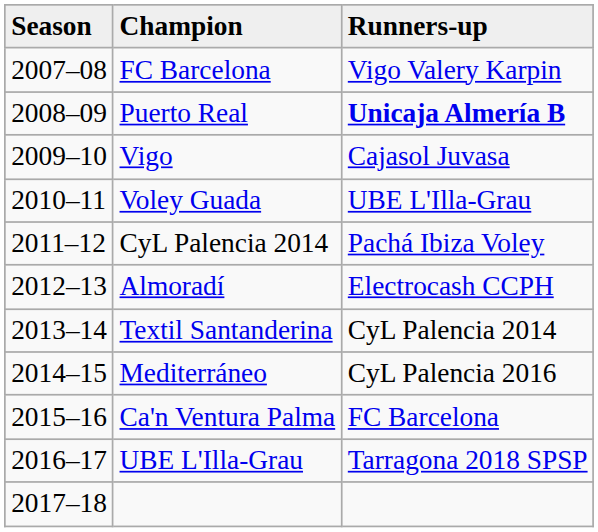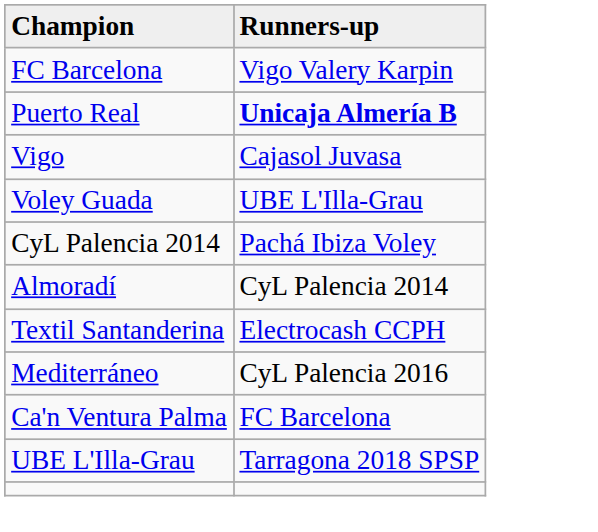- column: (51, 26)
(451, 286) Electrocash CCPH -> (344, 286) CyL Palencia 2014
(452, 329) CyL Palencia 2014 -> (342, 329) Electrocash CCPH
